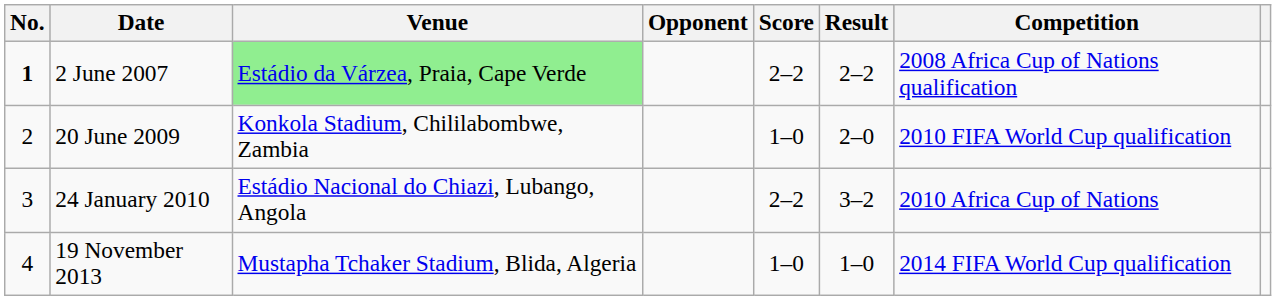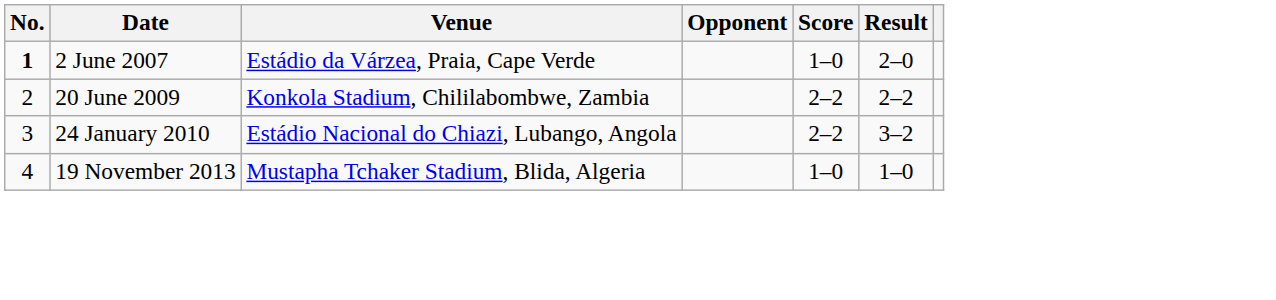- column: (1077, 23)
(412, 73) lightgreen background -> (421, 60) no background
(786, 73) 2–2 -> (826, 60) 1–0
(857, 73) 2–2 -> (896, 60) 2–0
(786, 136) 1–0 -> (826, 97) 2–2
(857, 136) 2–0 -> (896, 97) 2–2
